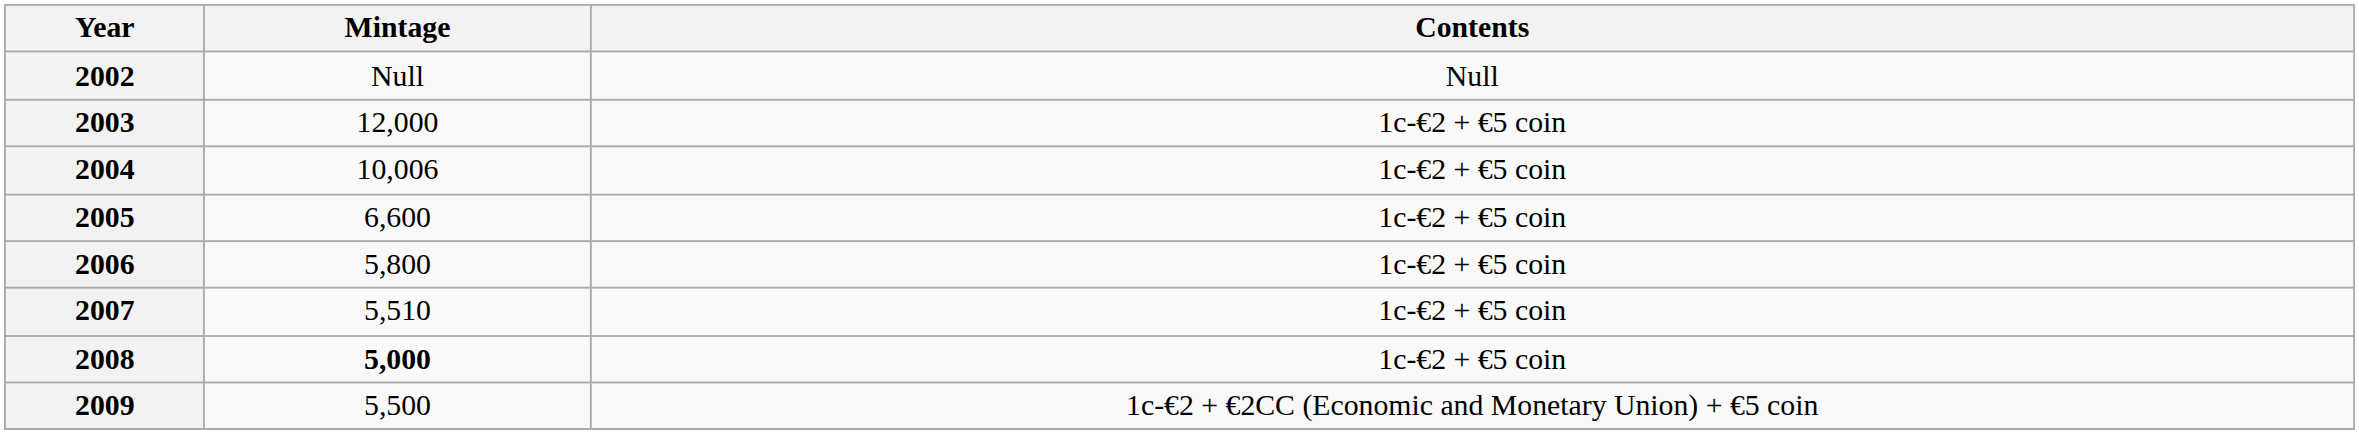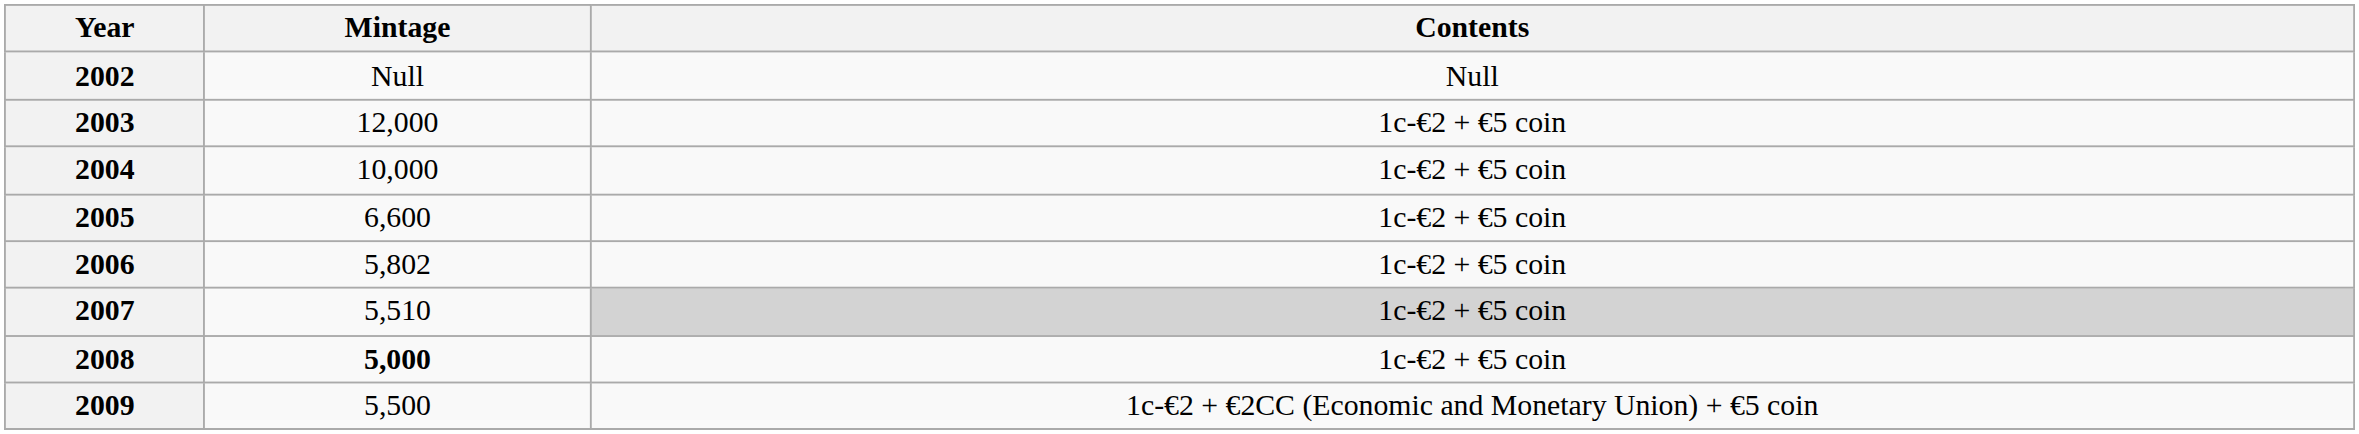(398, 169) 10,006 -> (398, 169) 10,000
(398, 264) 5,800 -> (398, 264) 5,802
(1472, 311) no background -> (1472, 311) lightgrey background
